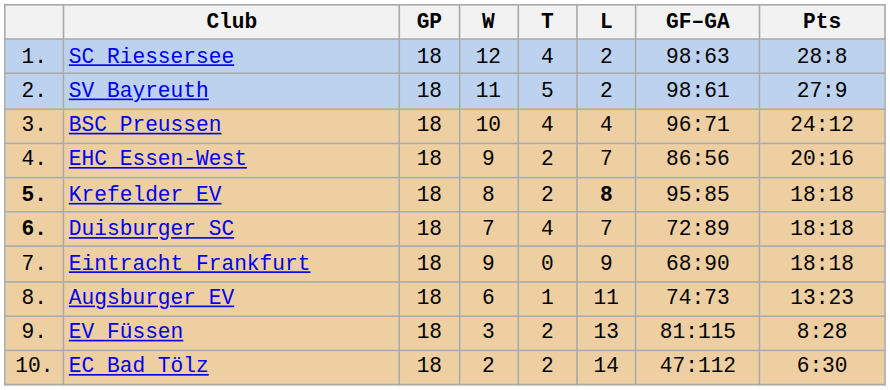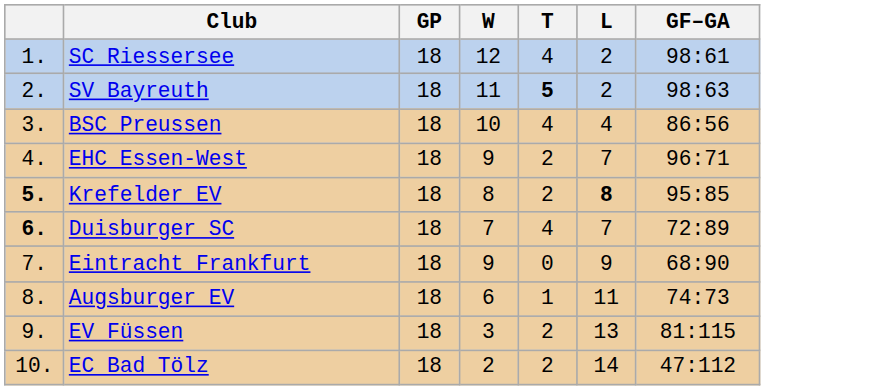- column: (822, 22)
(698, 57) 98:63 -> (698, 57) 98:61
(547, 91) normal -> (547, 91) bold
(698, 91) 98:61 -> (698, 91) 98:63
(698, 126) 96:71 -> (698, 126) 86:56
(698, 160) 86:56 -> (698, 160) 96:71
